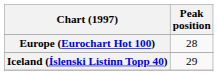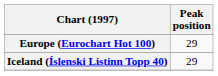(192, 43) 28 -> (192, 43) 29
